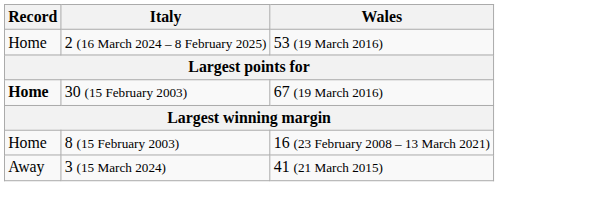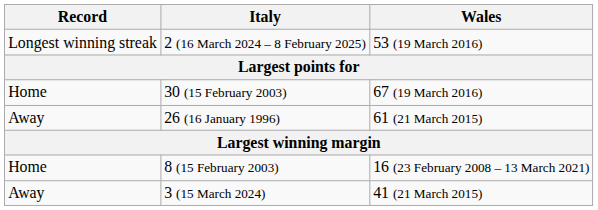(28, 42) Home -> (82, 42) Longest winning streak
(28, 92) bold -> (28, 92) normal
+ row: (222, 117)
